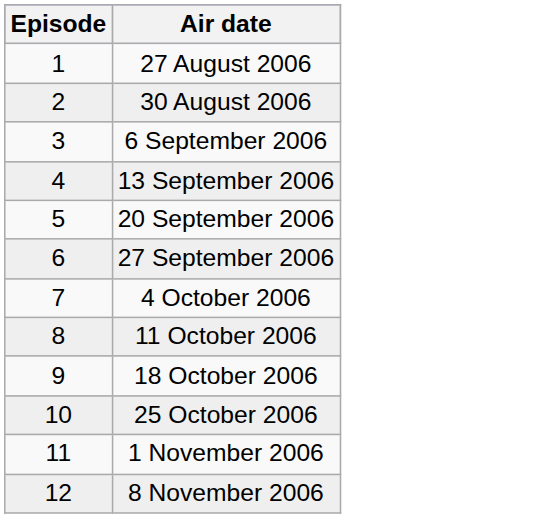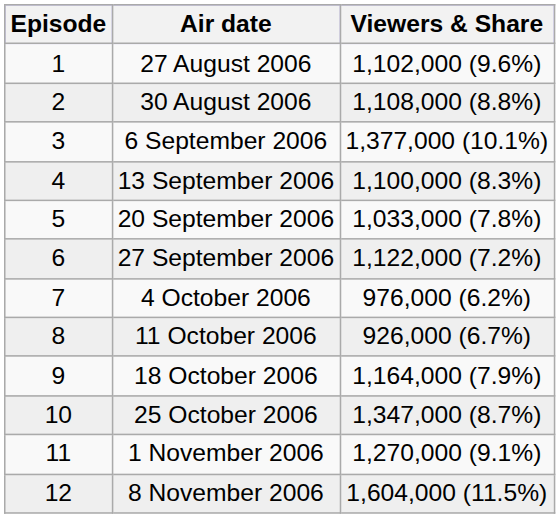+ column: (447, 24)
